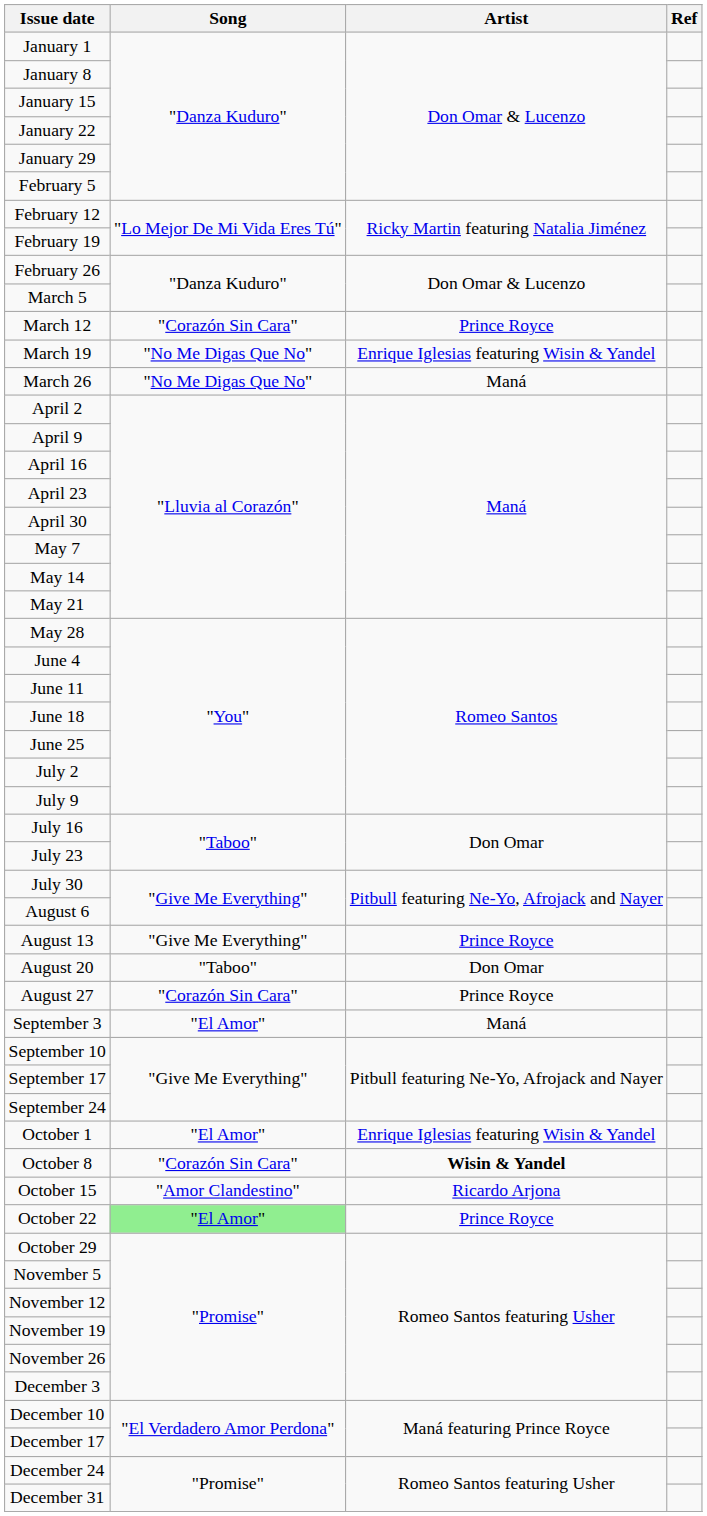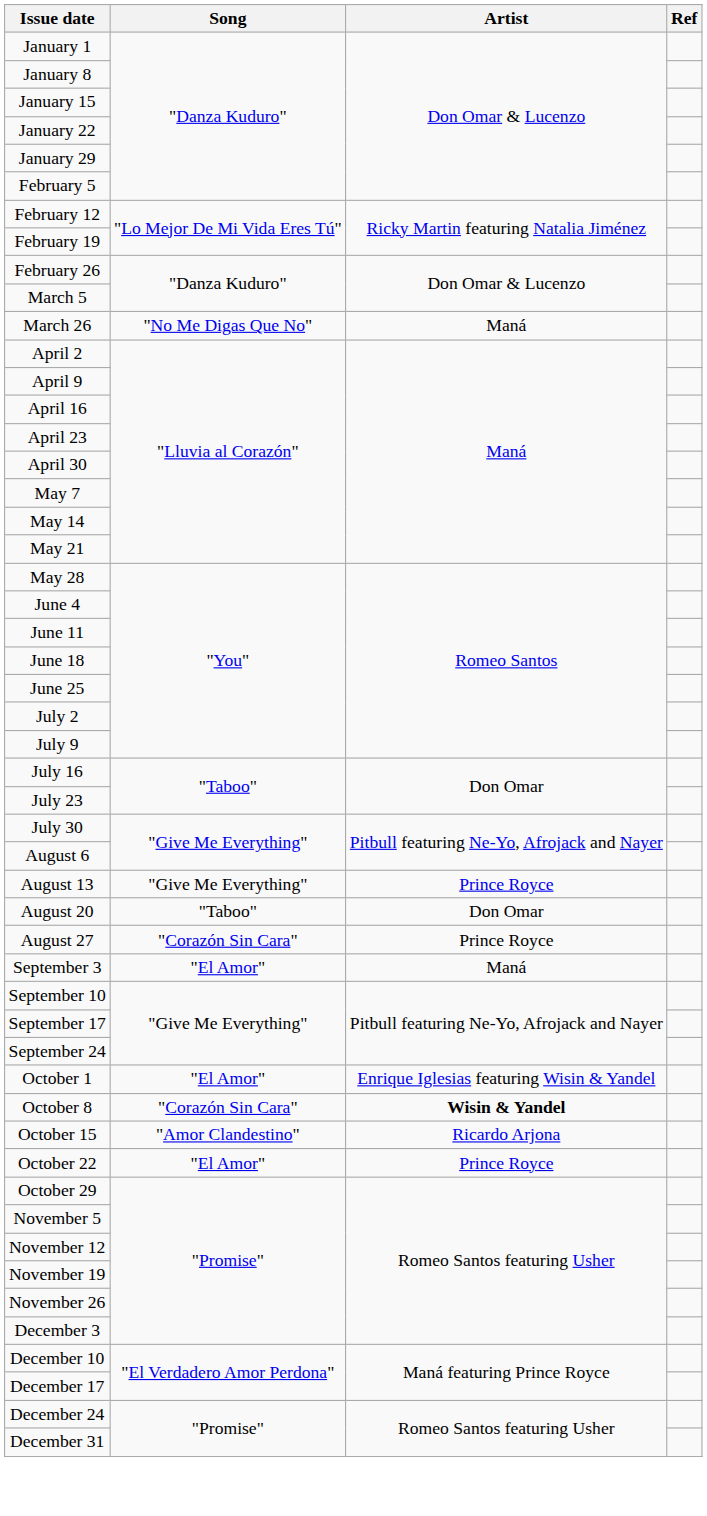- row: (57, 325)
- row: (57, 353)
(228, 1218) lightgreen background -> (228, 1162) no background
